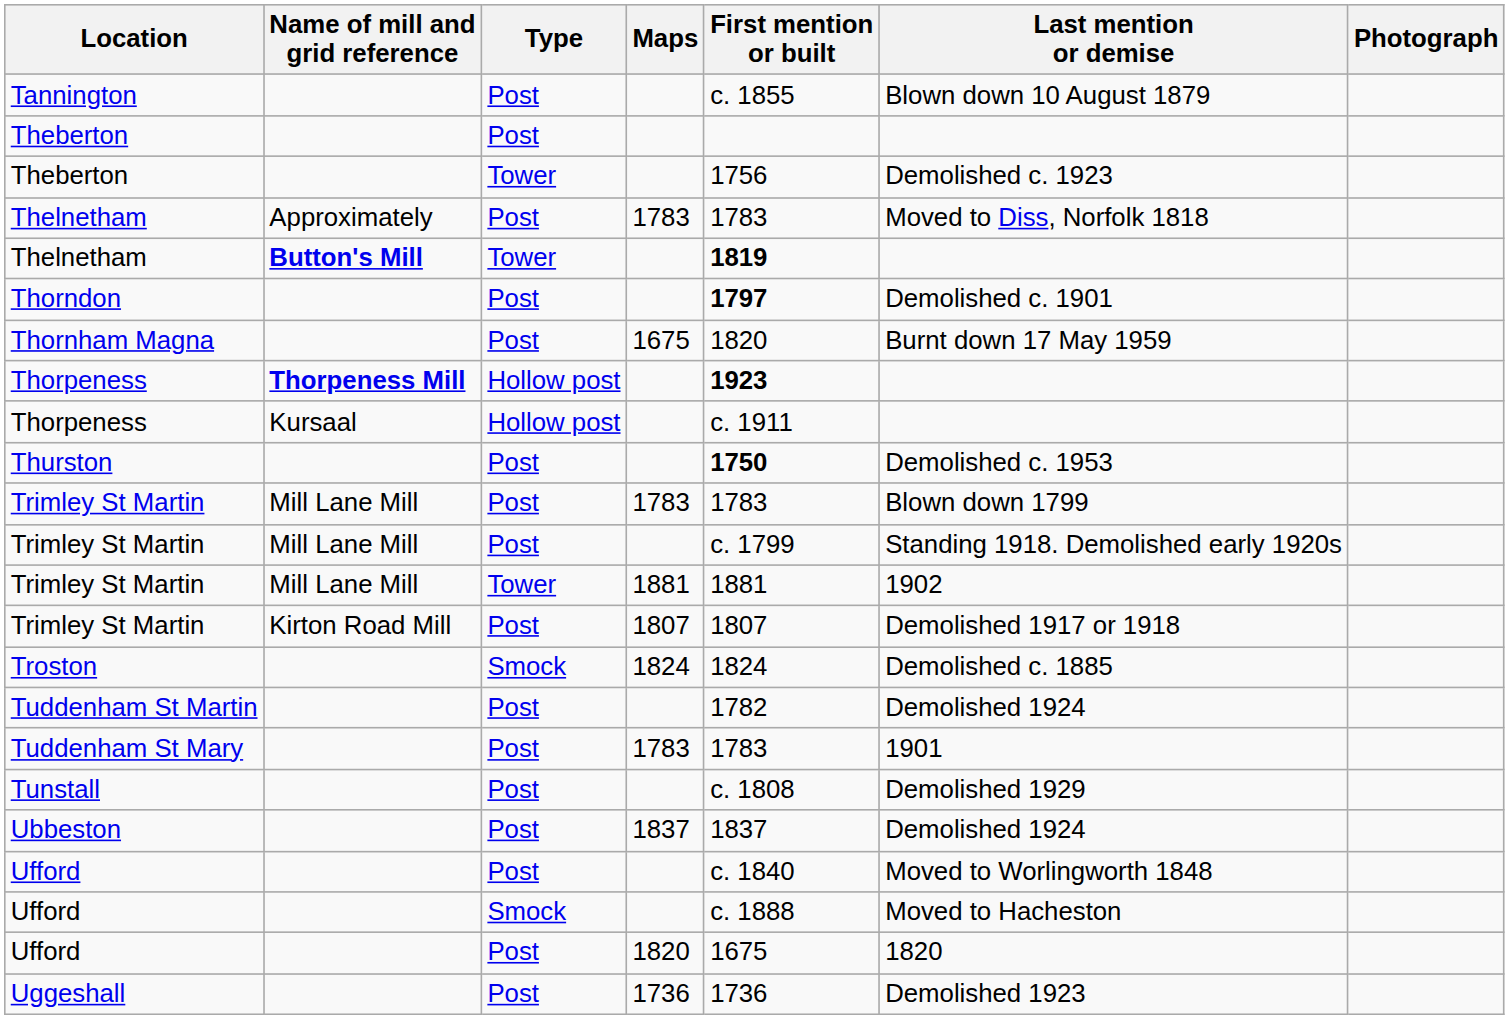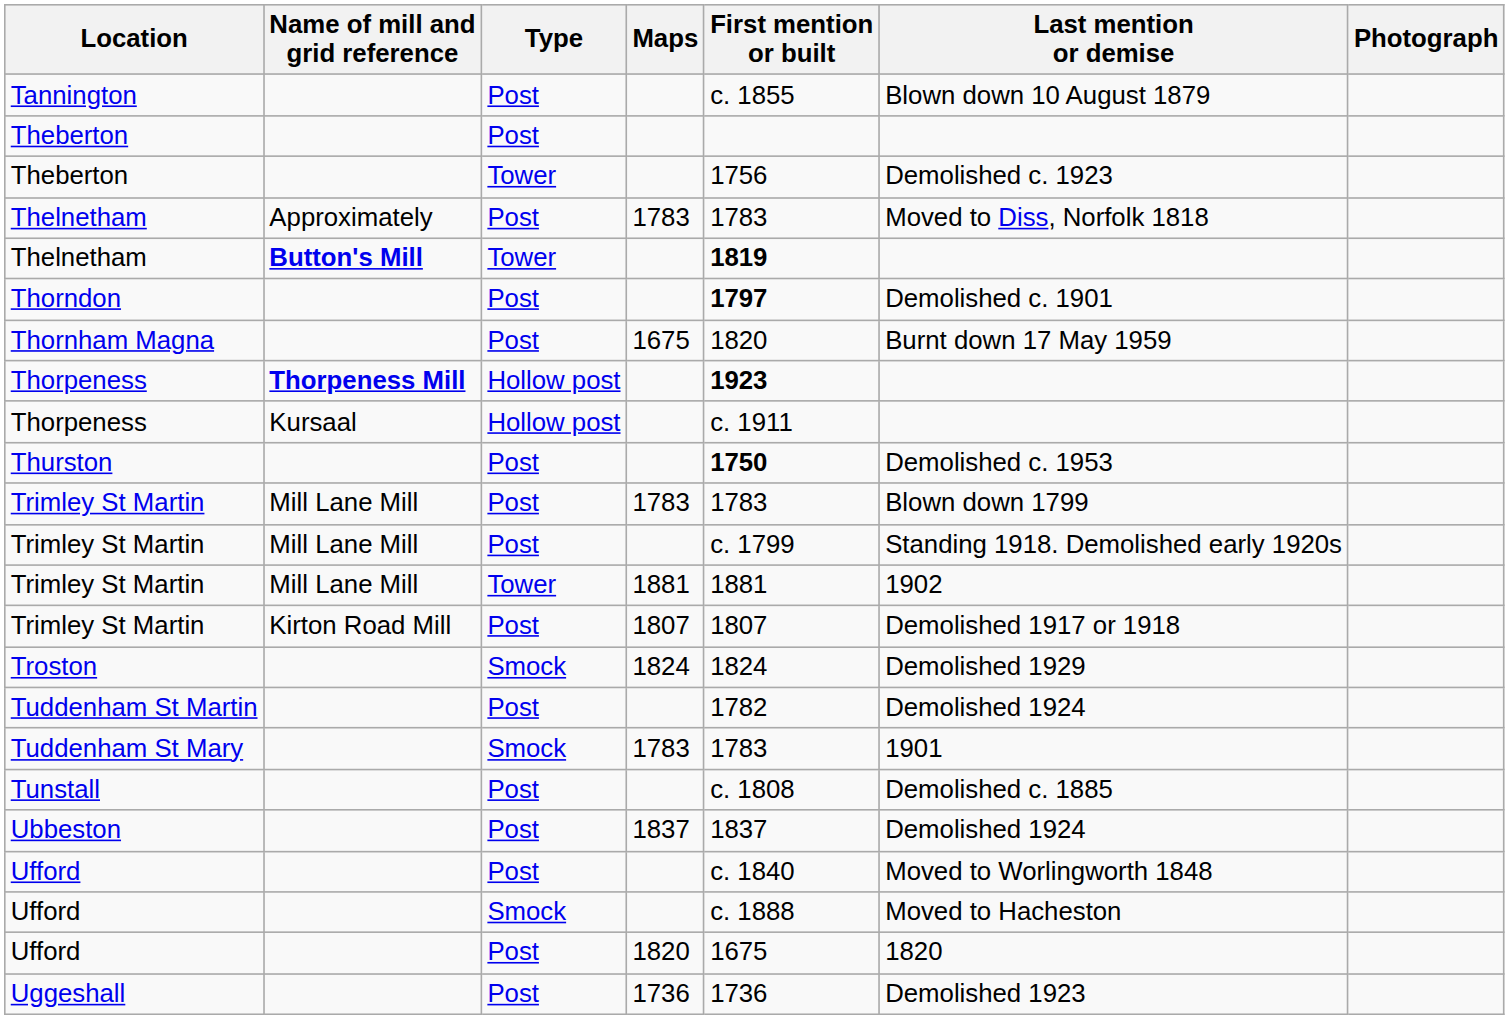(999, 666) Demolished c. 1885 -> (985, 666) Demolished 1929
(513, 748) Post -> (527, 748) Smock
(985, 789) Demolished 1929 -> (999, 789) Demolished c. 1885
